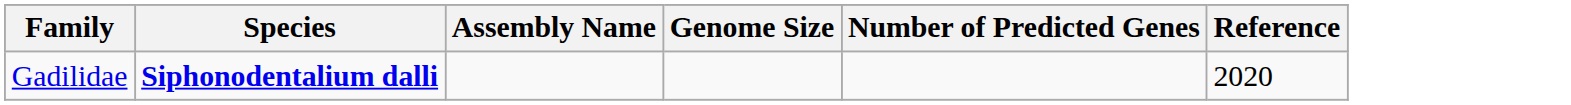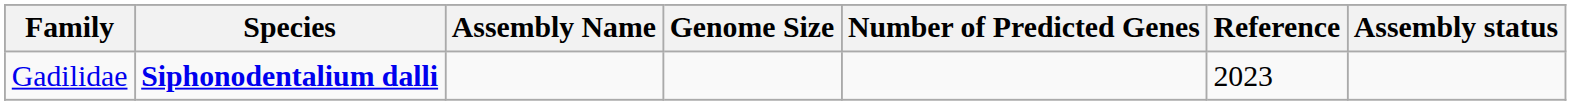+ column: (1456, 28)
(1243, 75) 2020 -> (1243, 75) 2023
